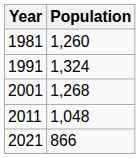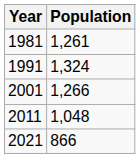(70, 41) 1,260 -> (70, 41) 1,261
(70, 91) 1,268 -> (70, 91) 1,266
